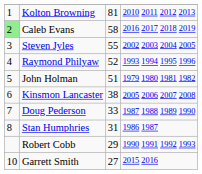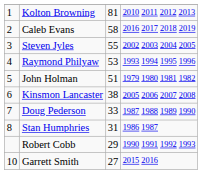(9, 29) lightgreen background -> (9, 29) no background
(113, 62) 52 -> (113, 62) 53
